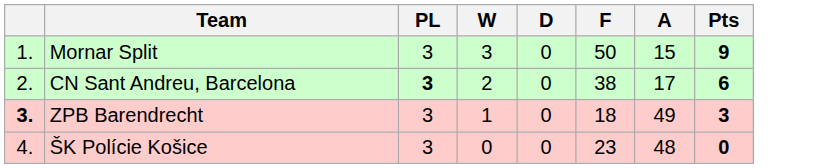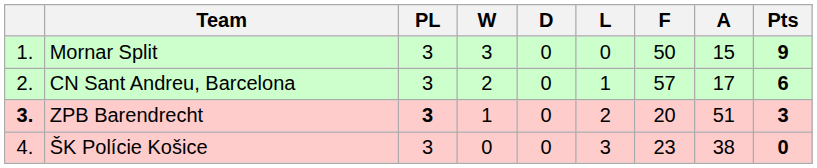+ column: (605, 20)
(428, 83) bold -> (428, 83) normal
(605, 83) 38 -> (665, 83) 57
(428, 115) normal -> (428, 115) bold
(605, 115) 18 -> (665, 115) 20
(665, 115) 49 -> (724, 115) 51
(665, 147) 48 -> (724, 147) 38
